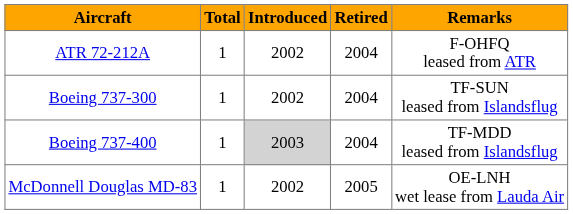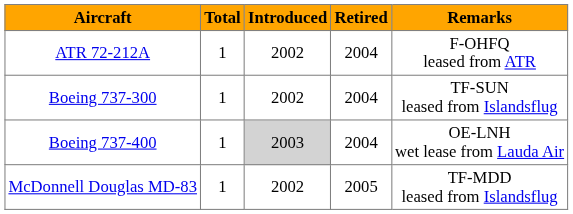(480, 142) TF-MDD leased from Islandsflug -> (480, 142) OE-LNH wet lease from Lauda Air
(480, 187) OE-LNH wet lease from Lauda Air -> (480, 187) TF-MDD leased from Islandsflug
